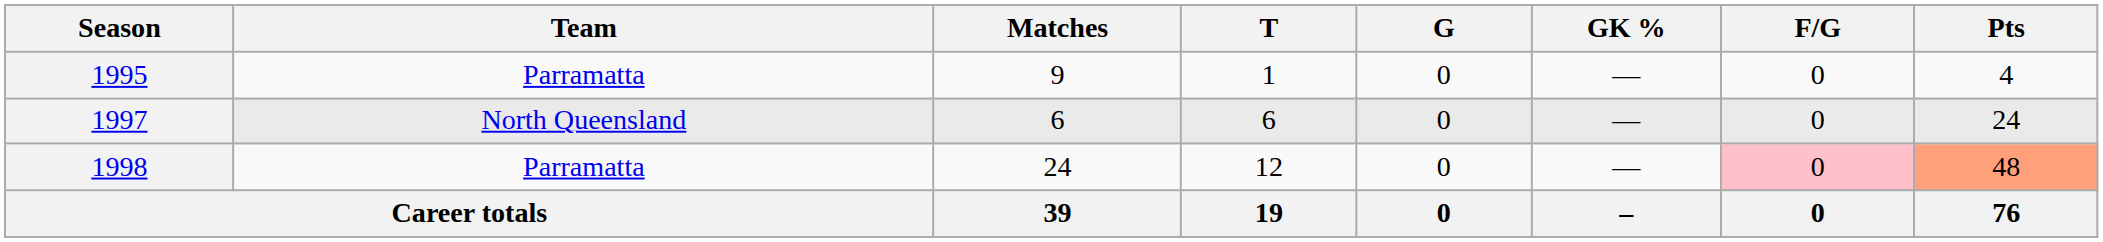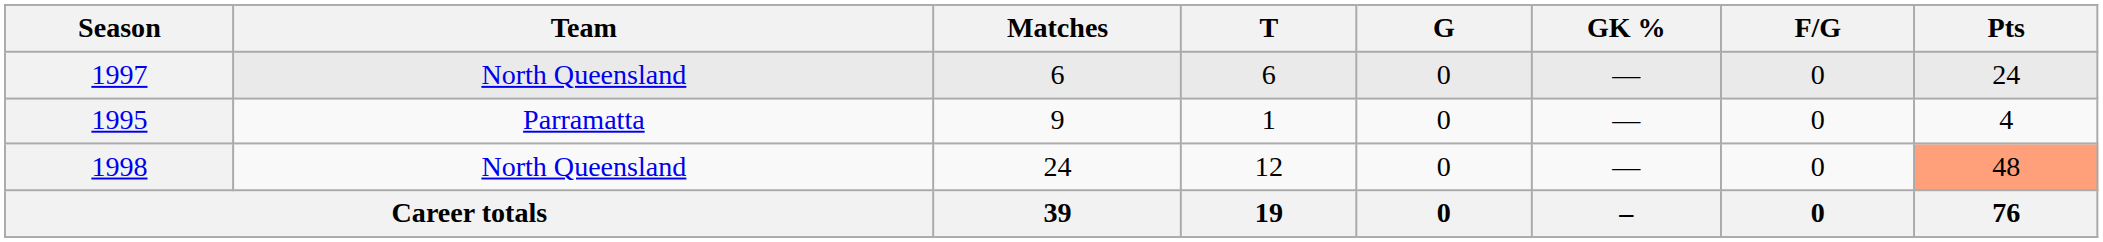rows swapped: (119, 74) <-> (119, 120)
(584, 166) Parramatta -> (584, 166) North Queensland
(1818, 166) pink background -> (1818, 166) no background
